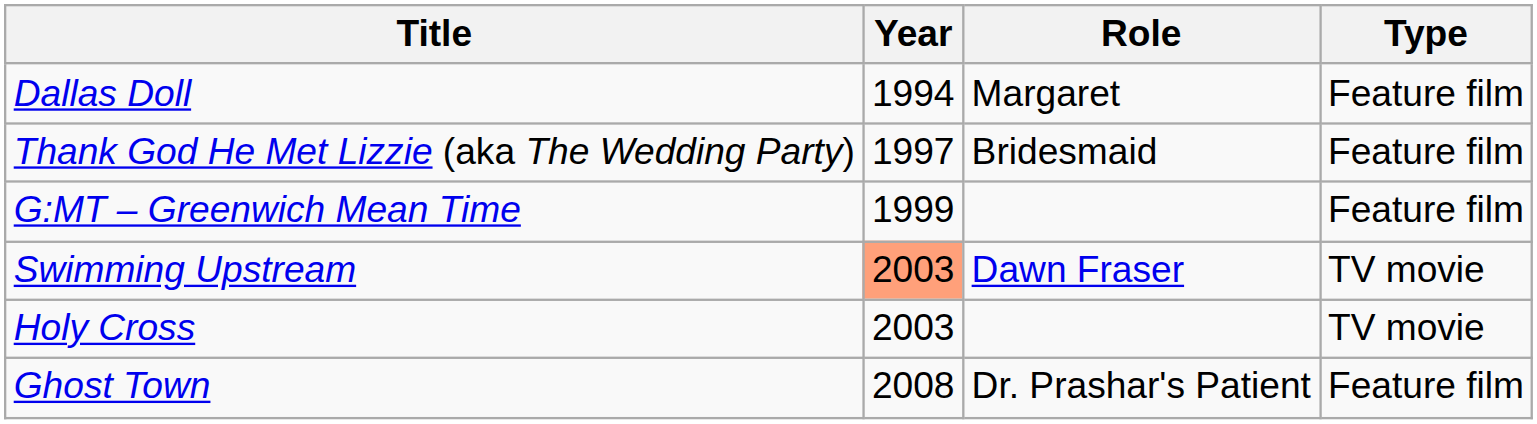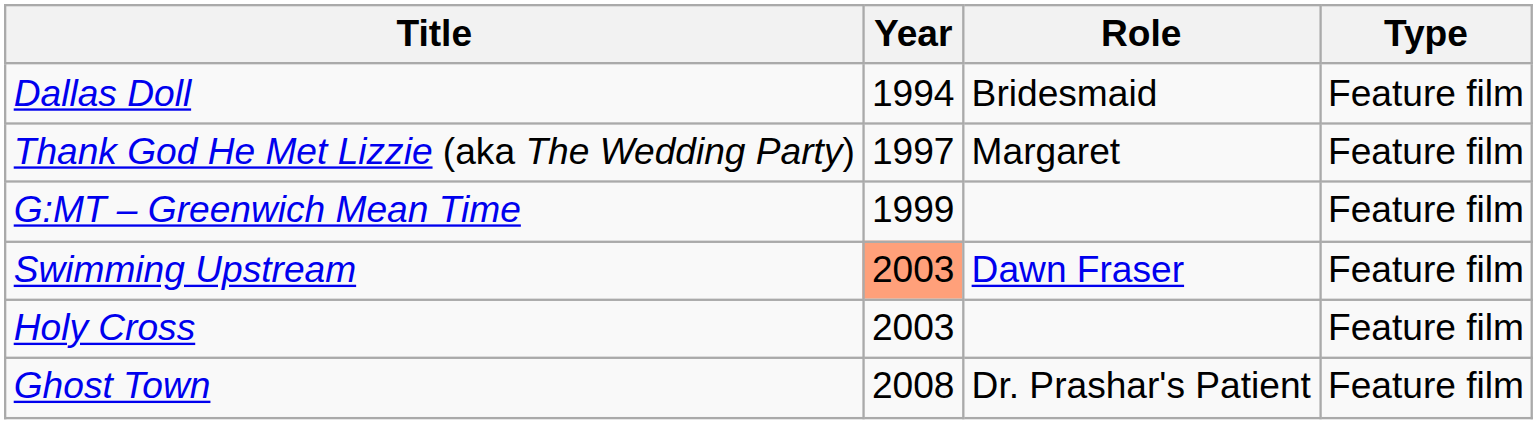(1046, 92) Margaret -> (1064, 92) Bridesmaid
(1064, 151) Bridesmaid -> (1046, 151) Margaret
(1406, 269) TV movie -> (1426, 269) Feature film
(1406, 328) TV movie -> (1426, 328) Feature film
